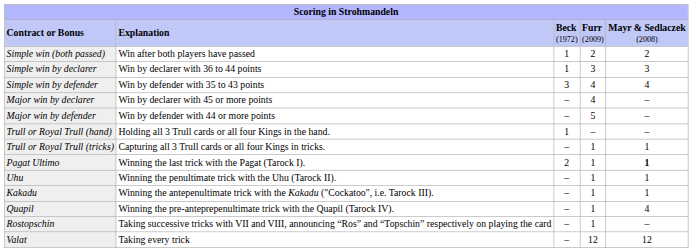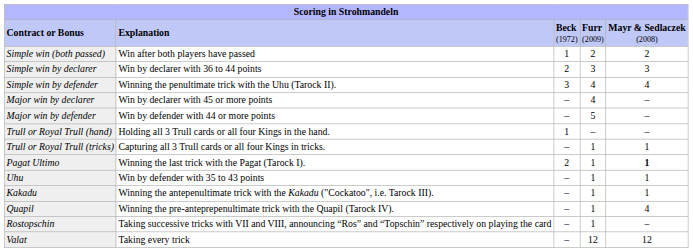(567, 69) 1 -> (567, 69) 2
(191, 85) Win by defender with 35 to 43 points -> (227, 85) Winning the penultimate trick with the Uhu (Tarock II).
(227, 178) Winning the penultimate trick with the Uhu (Tarock II). -> (191, 178) Win by defender with 35 to 43 points
